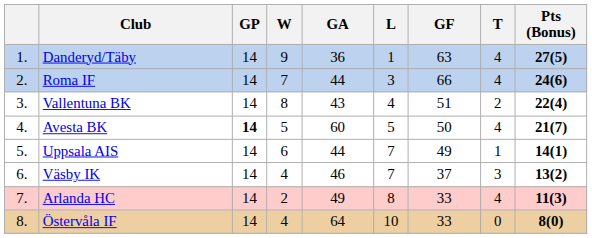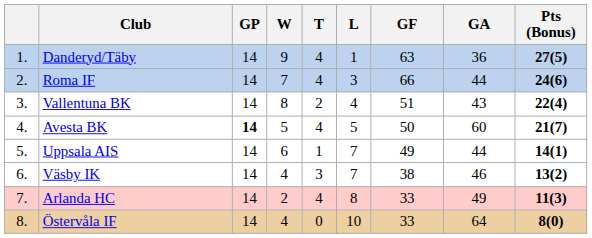columns swapped: (498, 24) <-> (338, 24)
(444, 174) 37 -> (407, 174) 38
